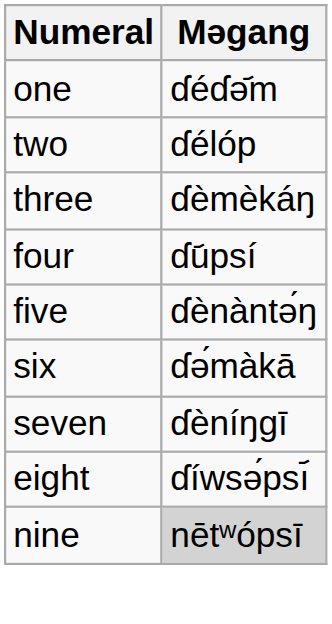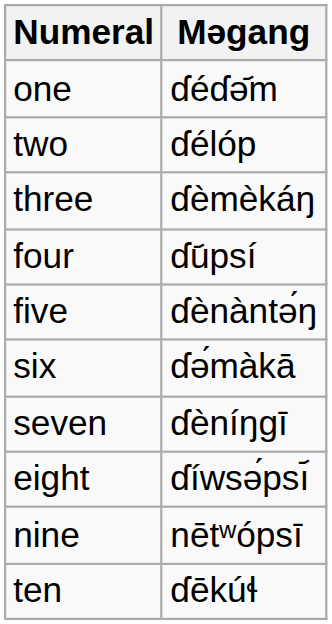(237, 534) lightgrey background -> (237, 534) no background
+ row: (38, 590)
